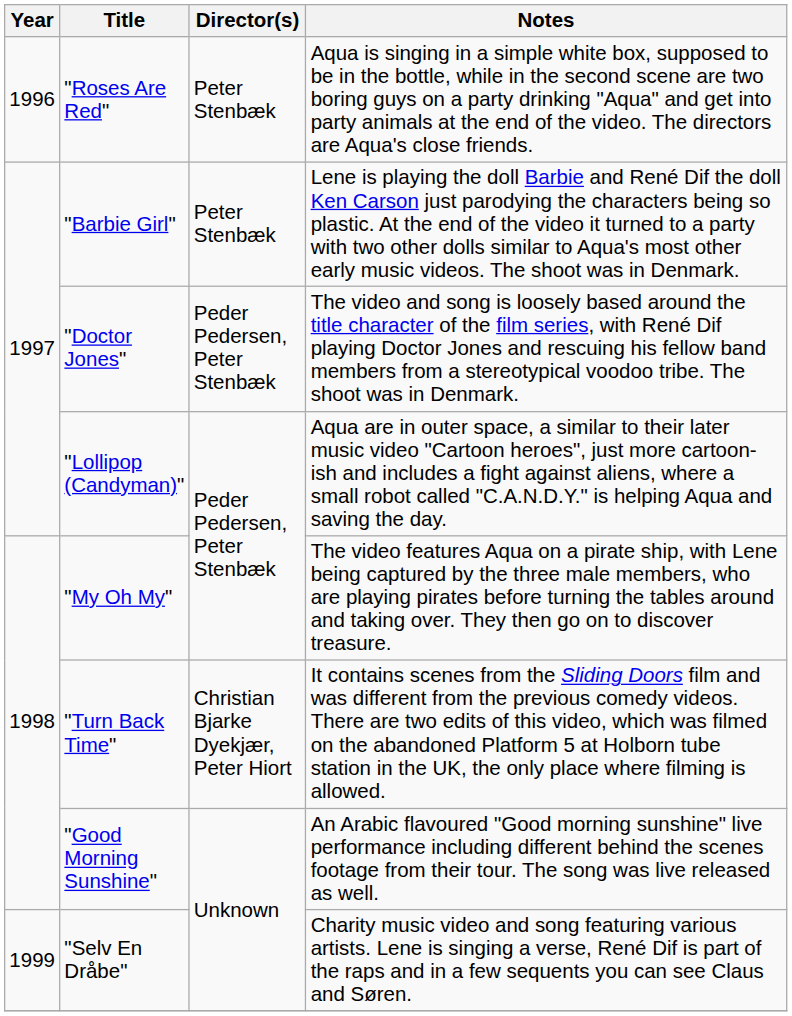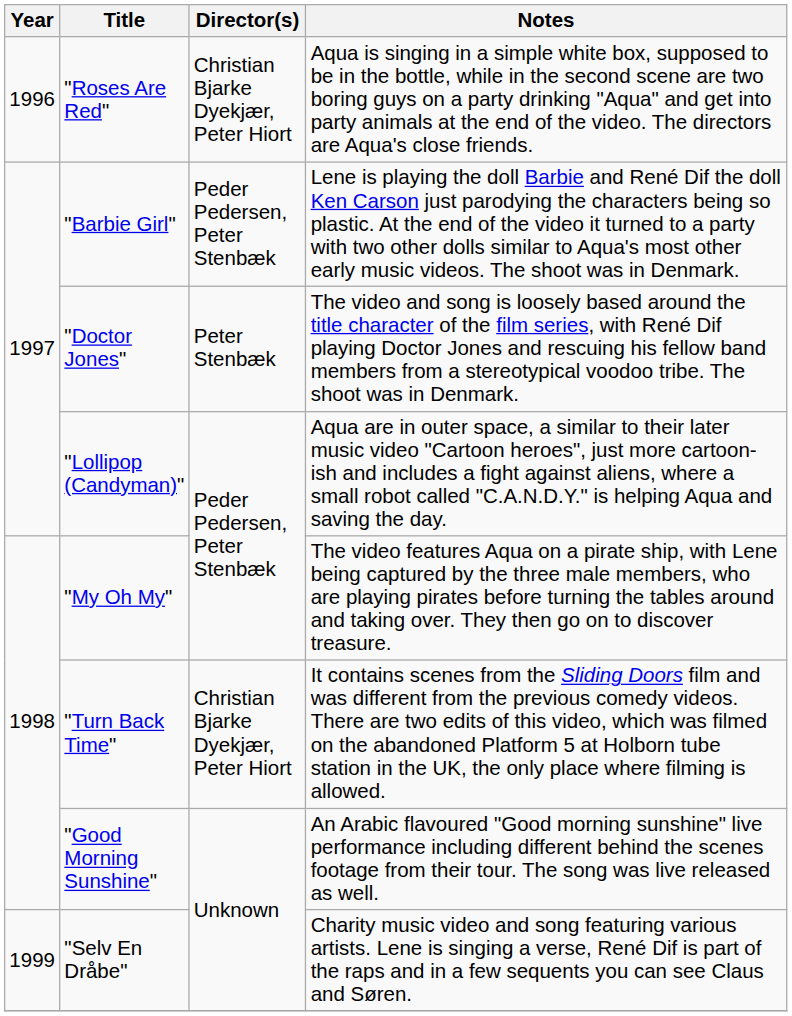(235, 99) Peter Stenbæk -> (243, 99) Christian Bjarke Dyekjær, Peter Hiort
(235, 223) Peter Stenbæk -> (240, 223) Peder Pedersen, Peter Stenbæk
(240, 348) Peder Pedersen, Peter Stenbæk -> (235, 348) Peter Stenbæk
